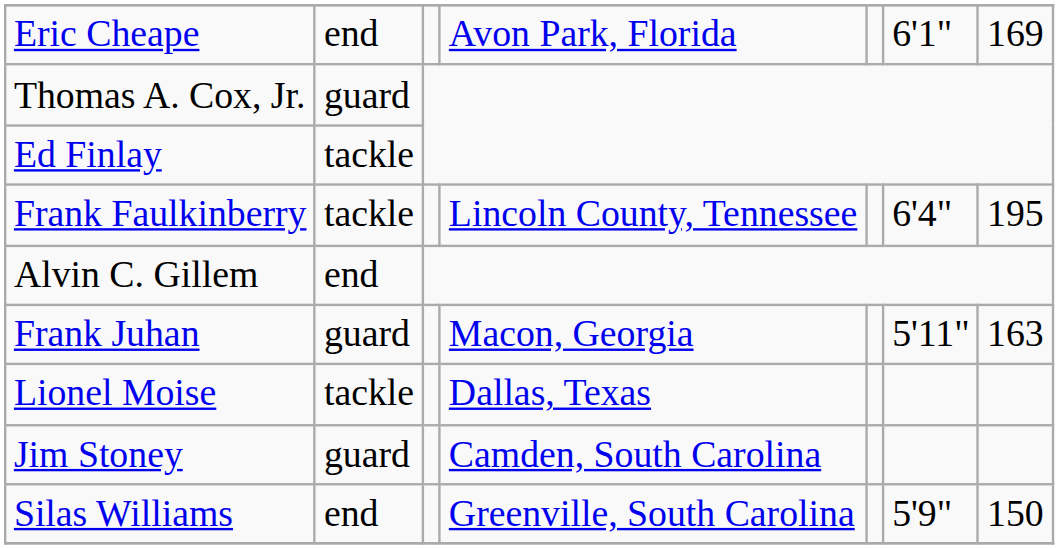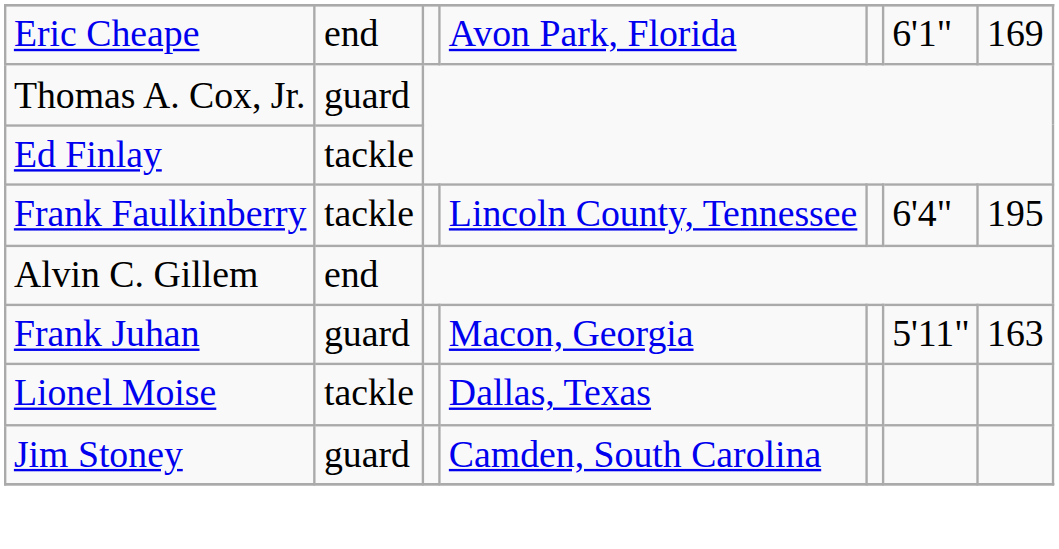- row: (123, 513)
